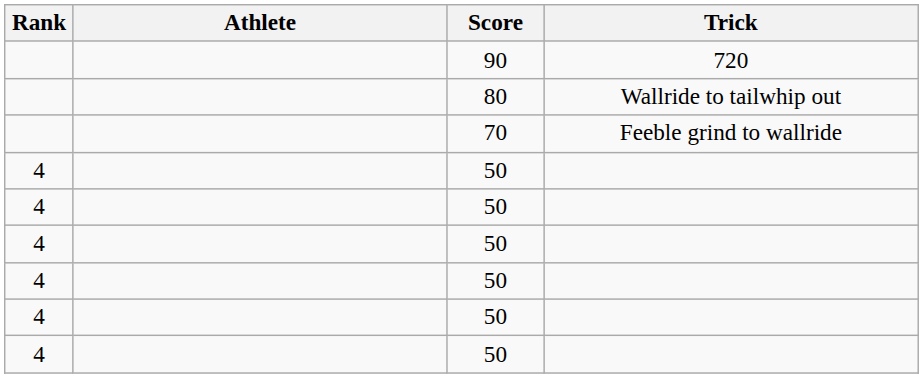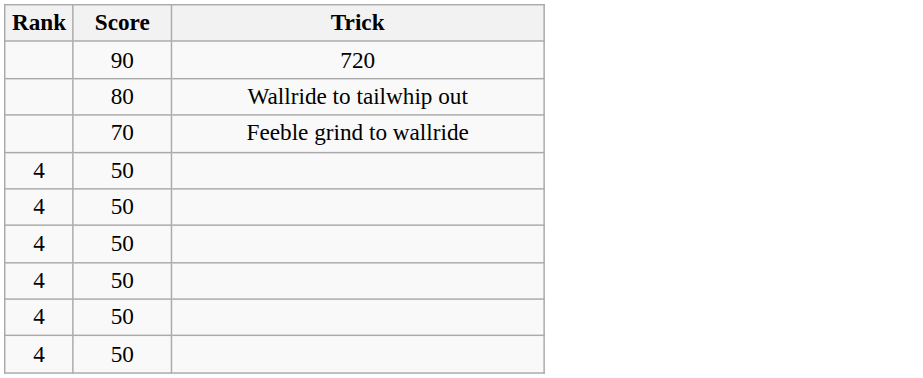- column: (260, 22)
